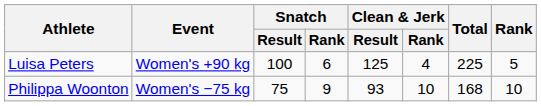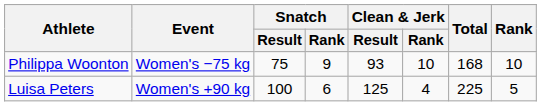rows swapped: (68, 89) <-> (51, 64)
